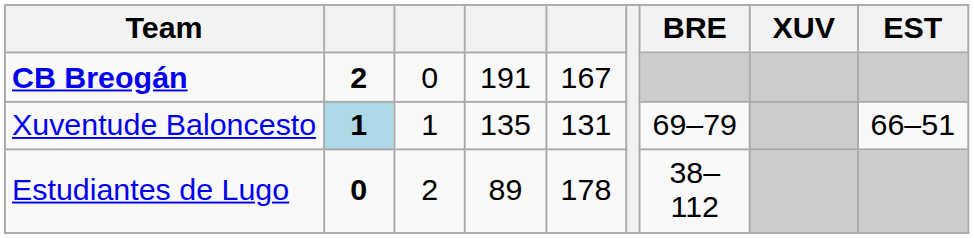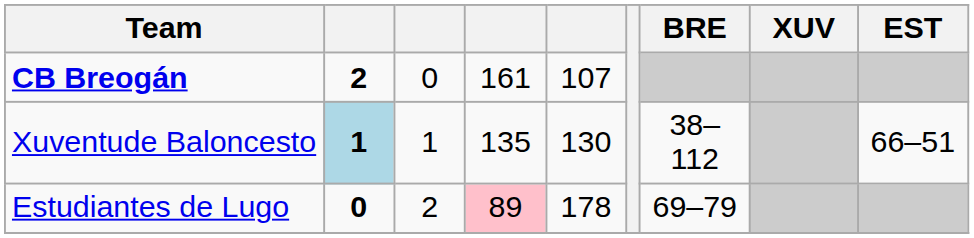(505, 76) 191 -> (505, 76) 161
(586, 76) 167 -> (586, 76) 107
(586, 125) 131 -> (586, 142) 130
(695, 125) 69–79 -> (695, 142) 38–112
(505, 190) no background -> (505, 207) pink background
(695, 190) 38–112 -> (695, 207) 69–79
